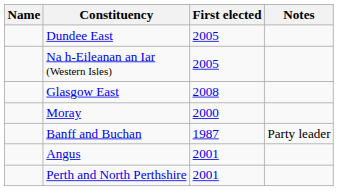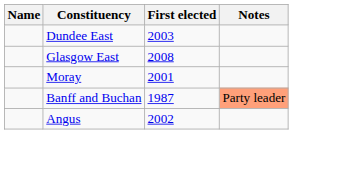(206, 35) 2005 -> (161, 35) 2003
- row: (101, 63)
(206, 112) 2000 -> (161, 77) 2001
(299, 133) no background -> (254, 98) lightsalmon background
(206, 154) 2001 -> (161, 118) 2002
- row: (116, 175)
